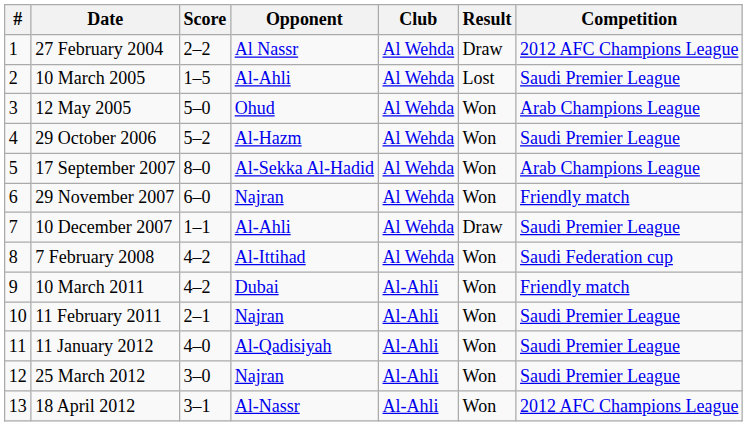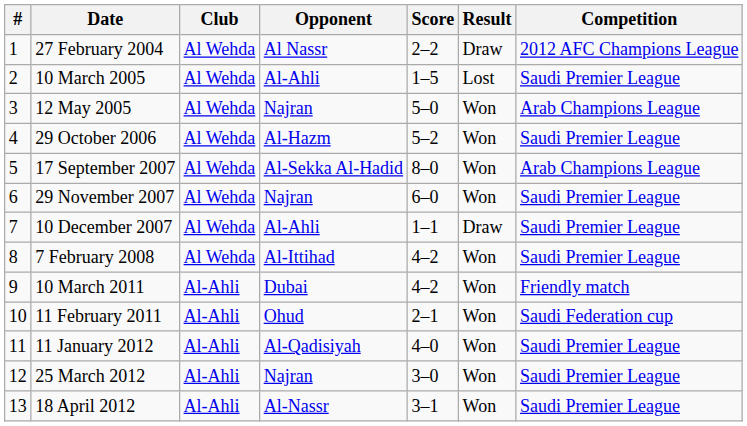columns swapped: (418, 19) <-> (205, 19)
(255, 108) Ohud -> (288, 108) Najran
(575, 197) Friendly match -> (600, 197) Saudi Premier League
(596, 257) Saudi Federation cup -> (600, 257) Saudi Premier League
(259, 316) Najran -> (284, 316) Ohud
(600, 316) Saudi Premier League -> (596, 316) Saudi Federation cup
(629, 405) 2012 AFC Champions League -> (600, 405) Saudi Premier League
